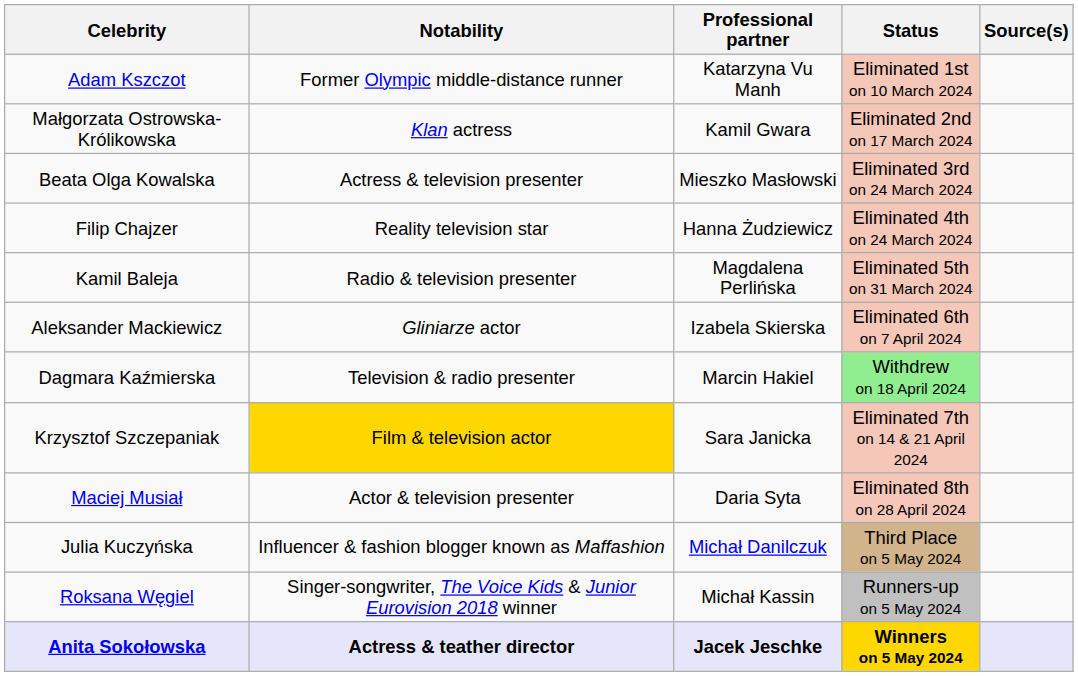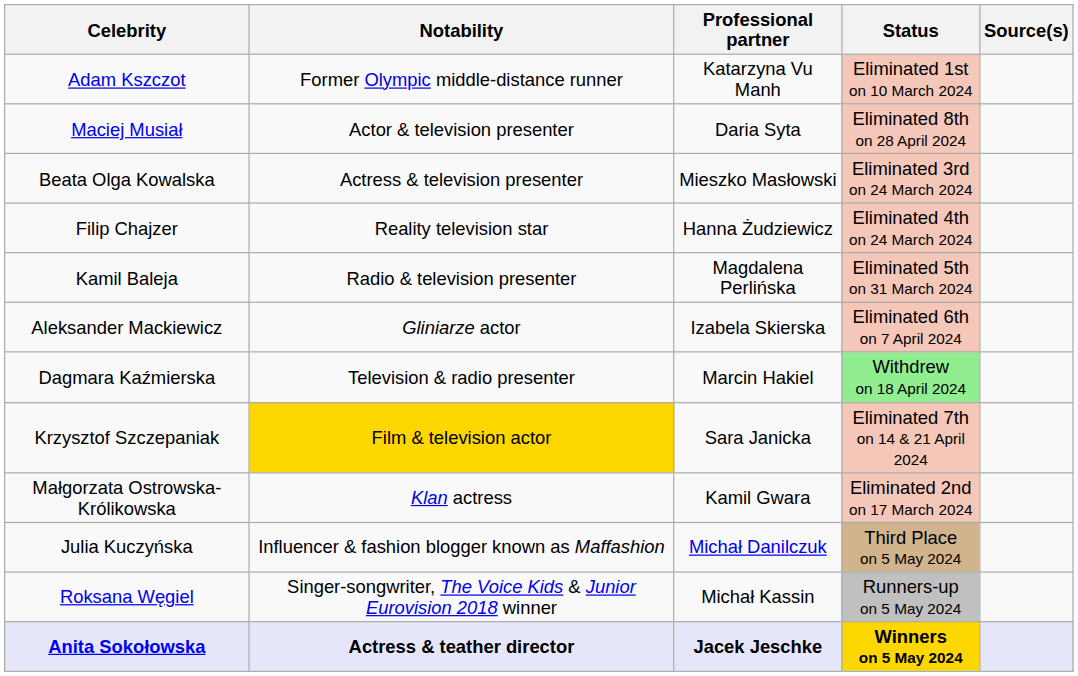rows swapped: (127, 129) <-> (127, 497)
